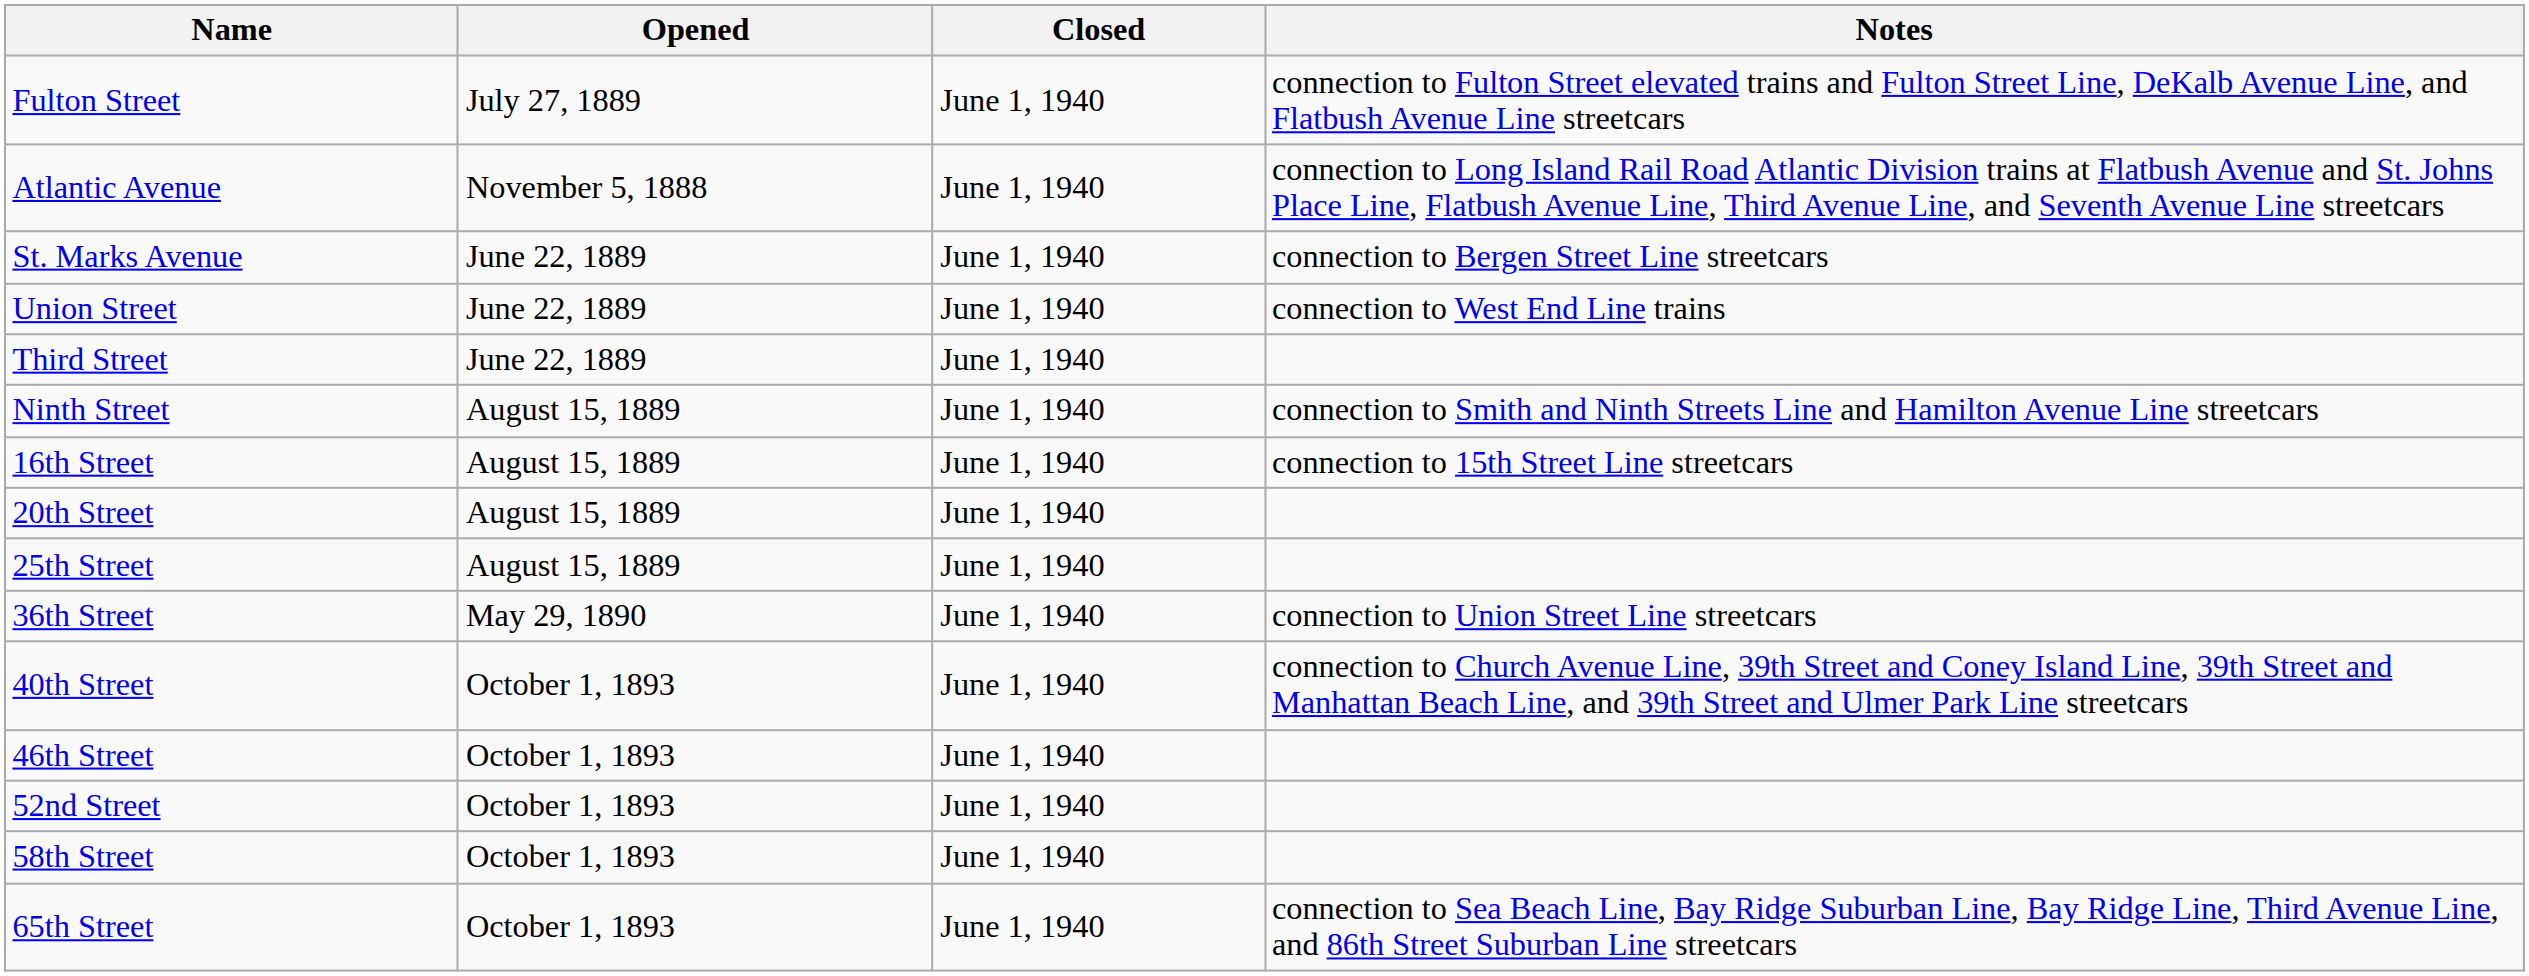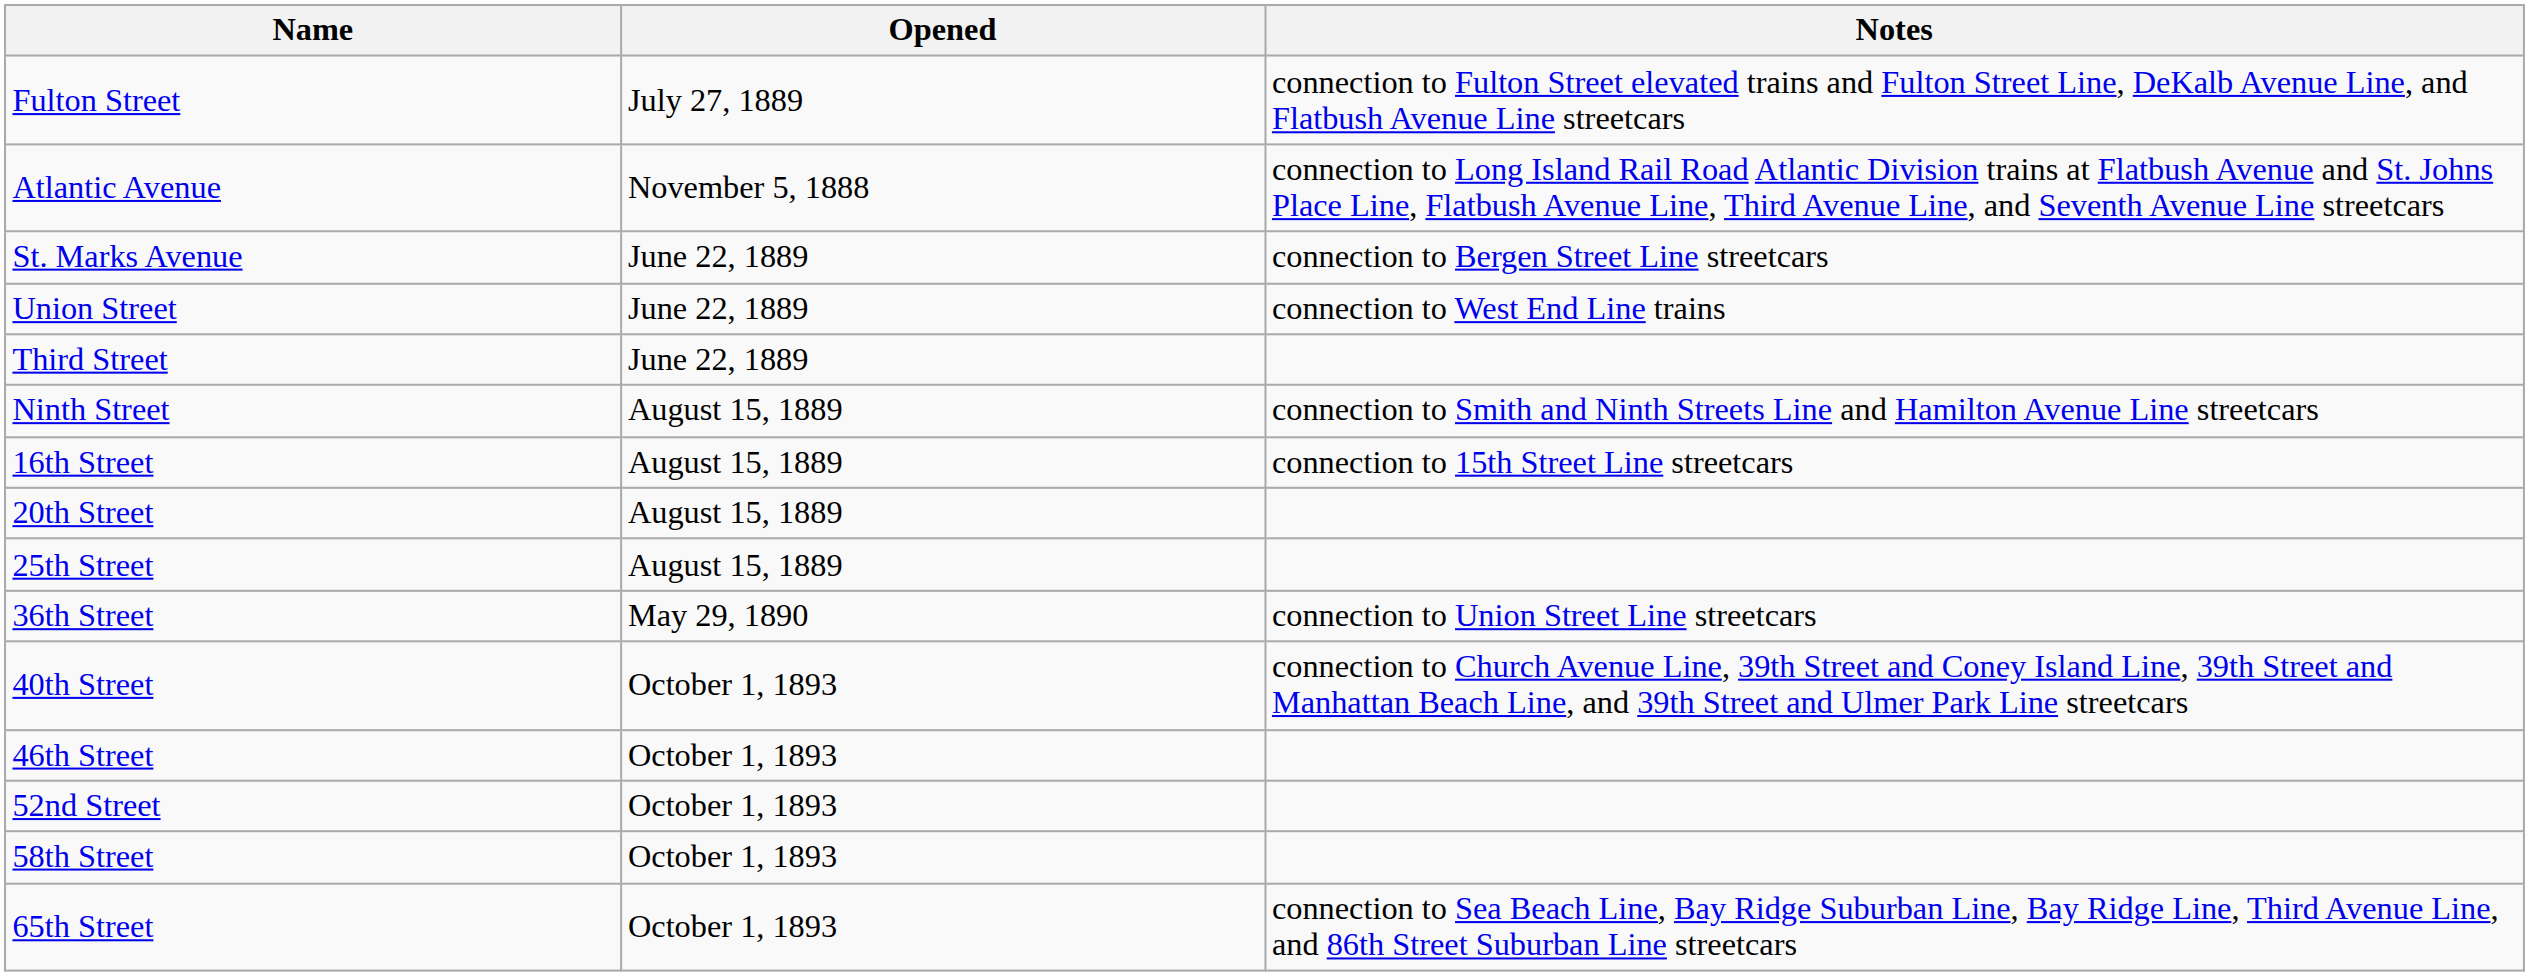- column: (1099, 30)
